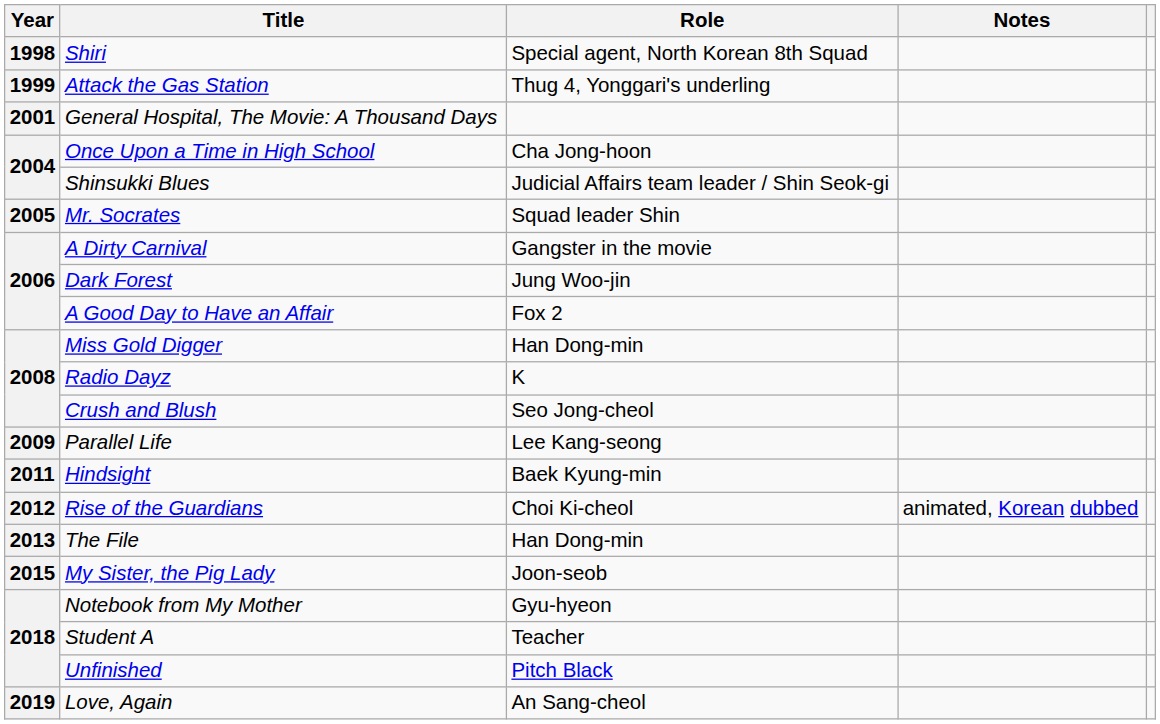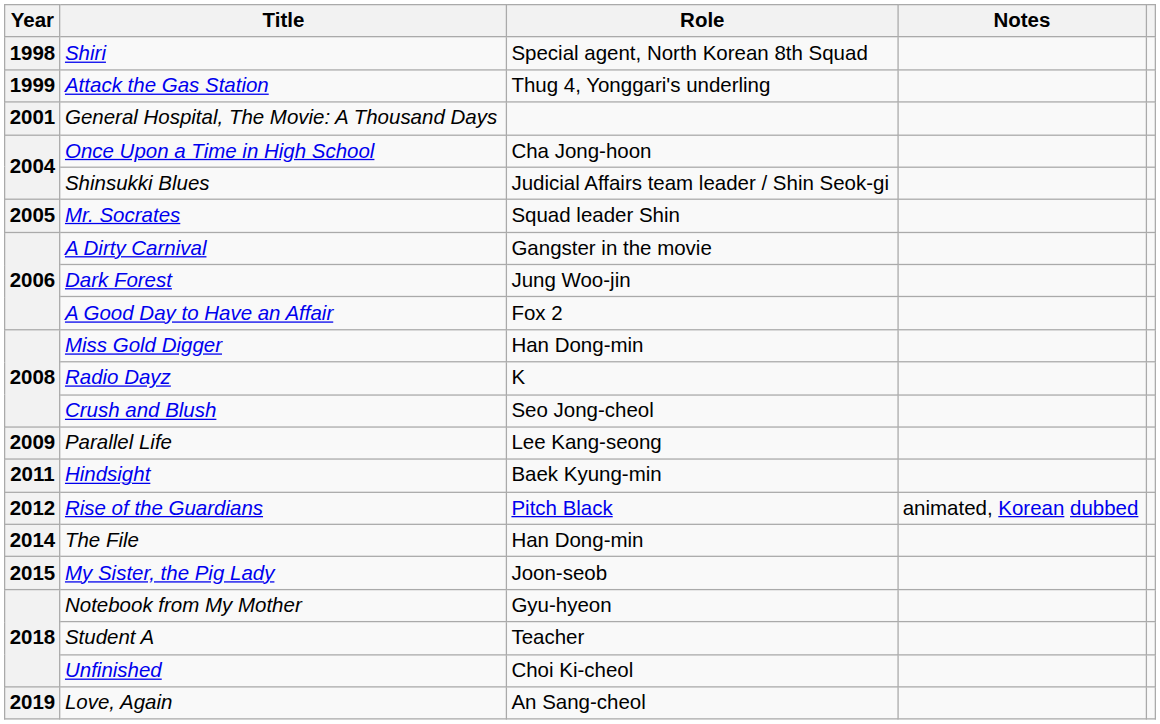(572, 507) Choi Ki-cheol -> (562, 507) Pitch Black
(32, 540) 2013 -> (32, 540) 2014
(562, 670) Pitch Black -> (572, 670) Choi Ki-cheol
